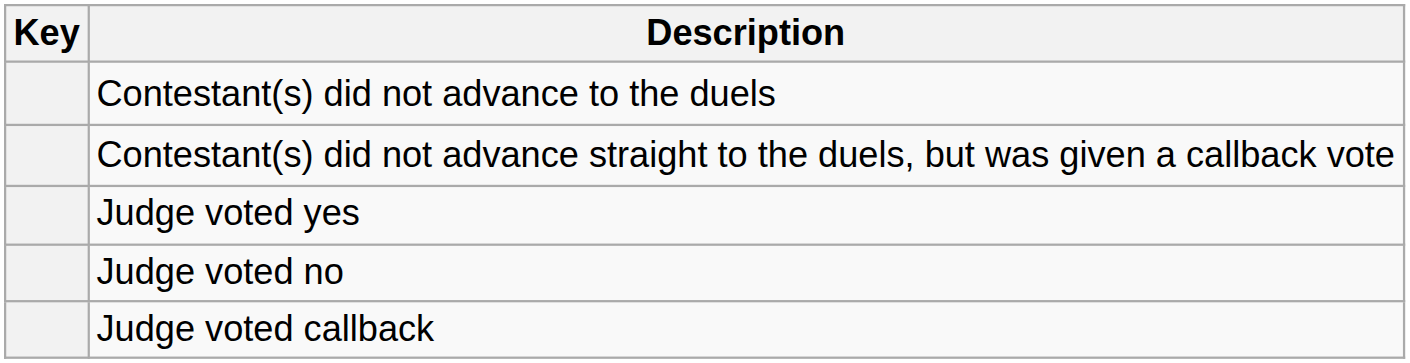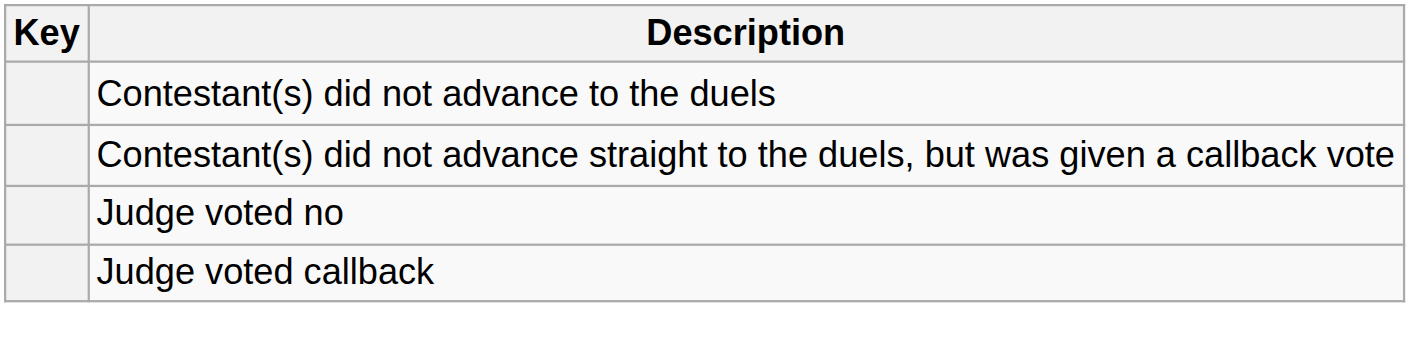- row: (228, 214)
